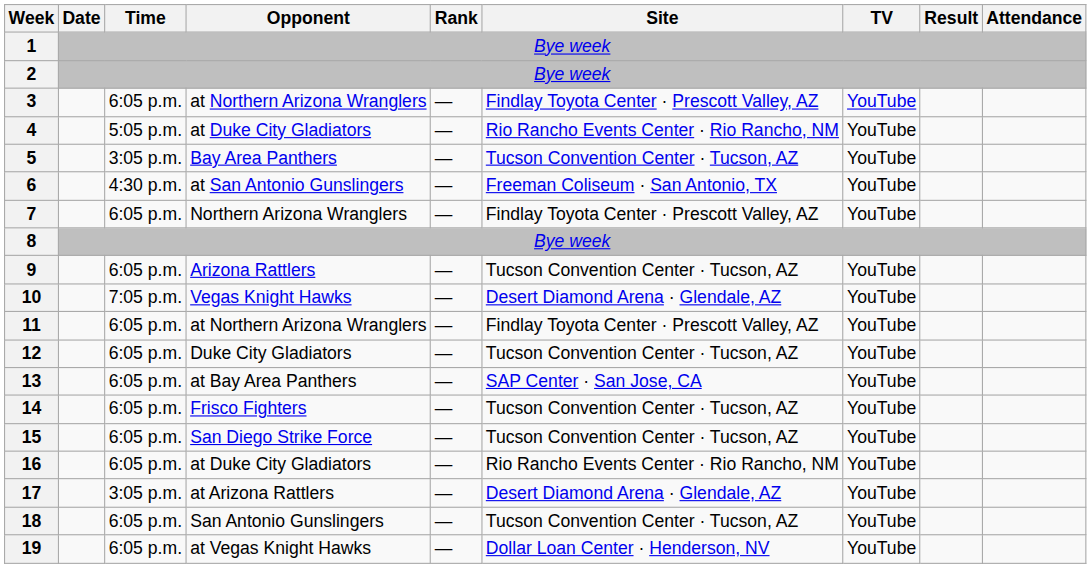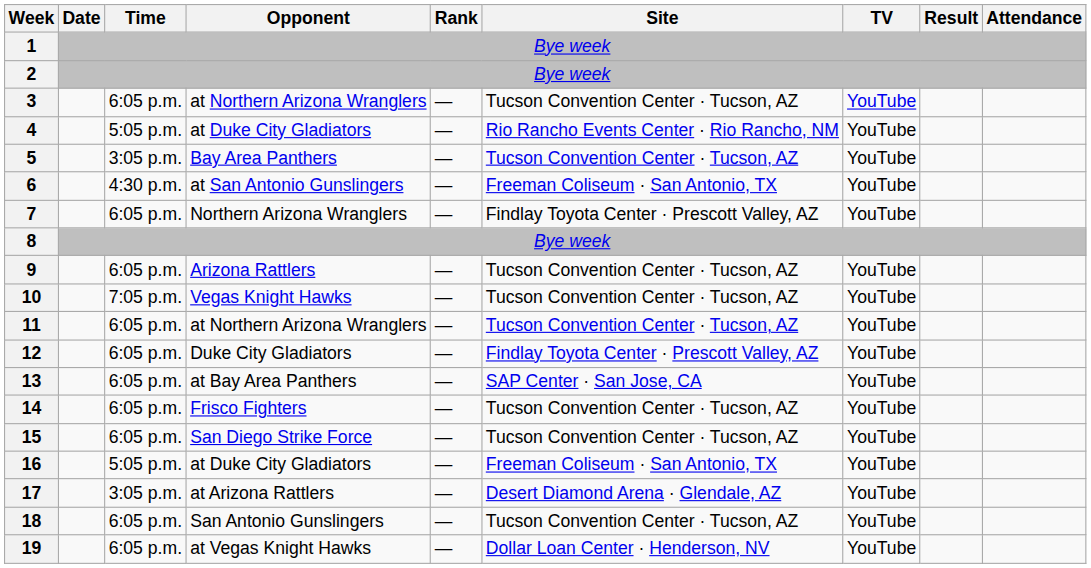(652, 102) Findlay Toyota Center · Prescott Valley, AZ -> (642, 102) Tucson Convention Center · Tucson, AZ
(634, 297) Desert Diamond Arena · Glendale, AZ -> (642, 297) Tucson Convention Center · Tucson, AZ
(652, 325) Findlay Toyota Center · Prescott Valley, AZ -> (642, 325) Tucson Convention Center · Tucson, AZ
(642, 353) Tucson Convention Center · Tucson, AZ -> (652, 353) Findlay Toyota Center · Prescott Valley, AZ
(145, 465) 6:05 p.m. -> (145, 465) 5:05 p.m.
(662, 465) Rio Rancho Events Center · Rio Rancho, NM -> (631, 465) Freeman Coliseum · San Antonio, TX
